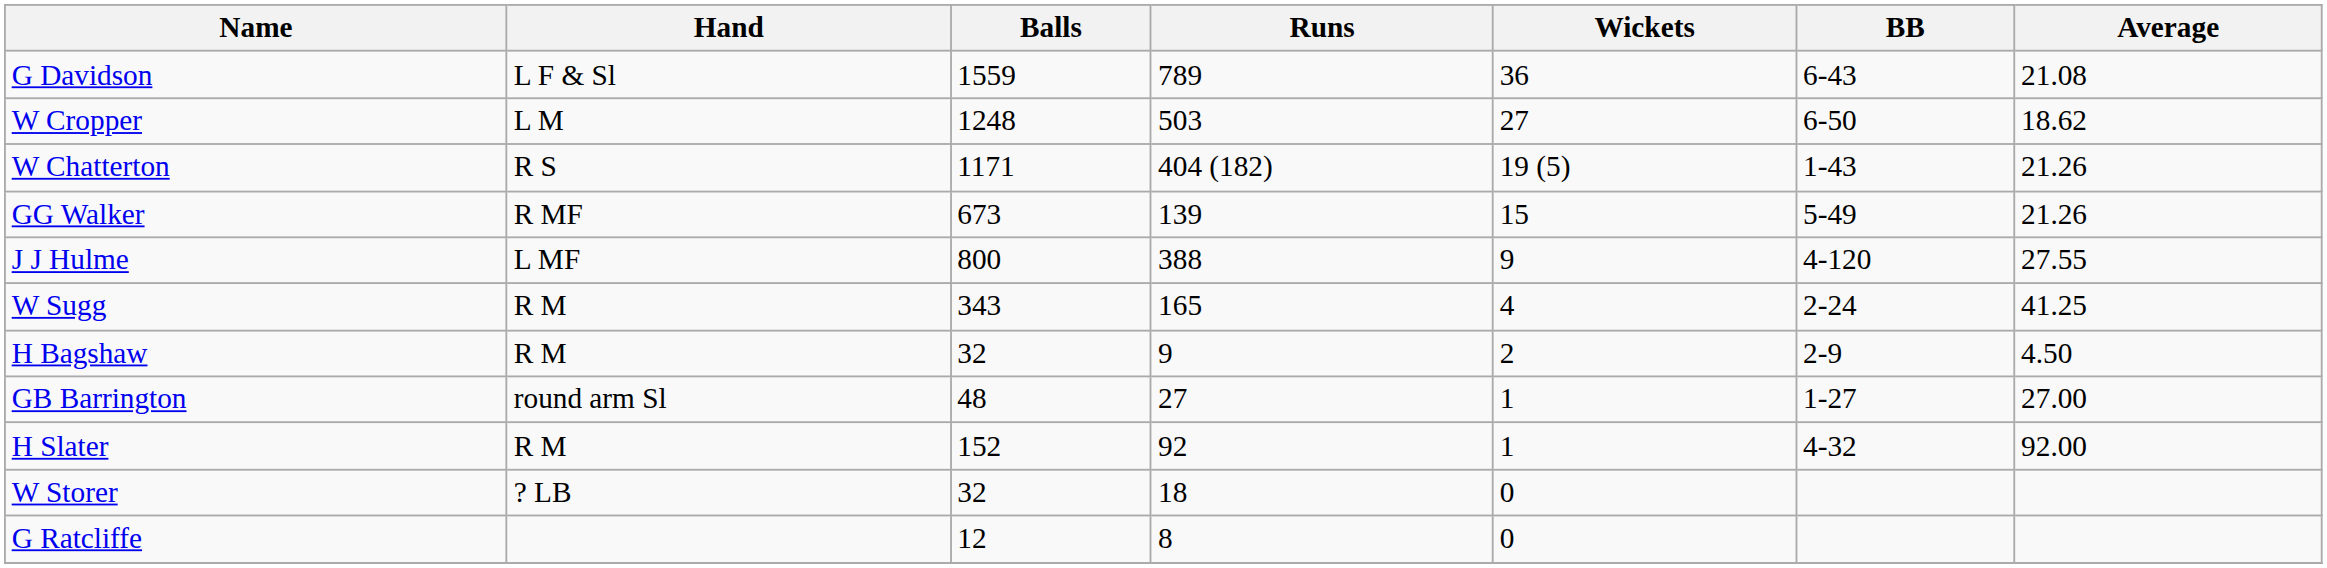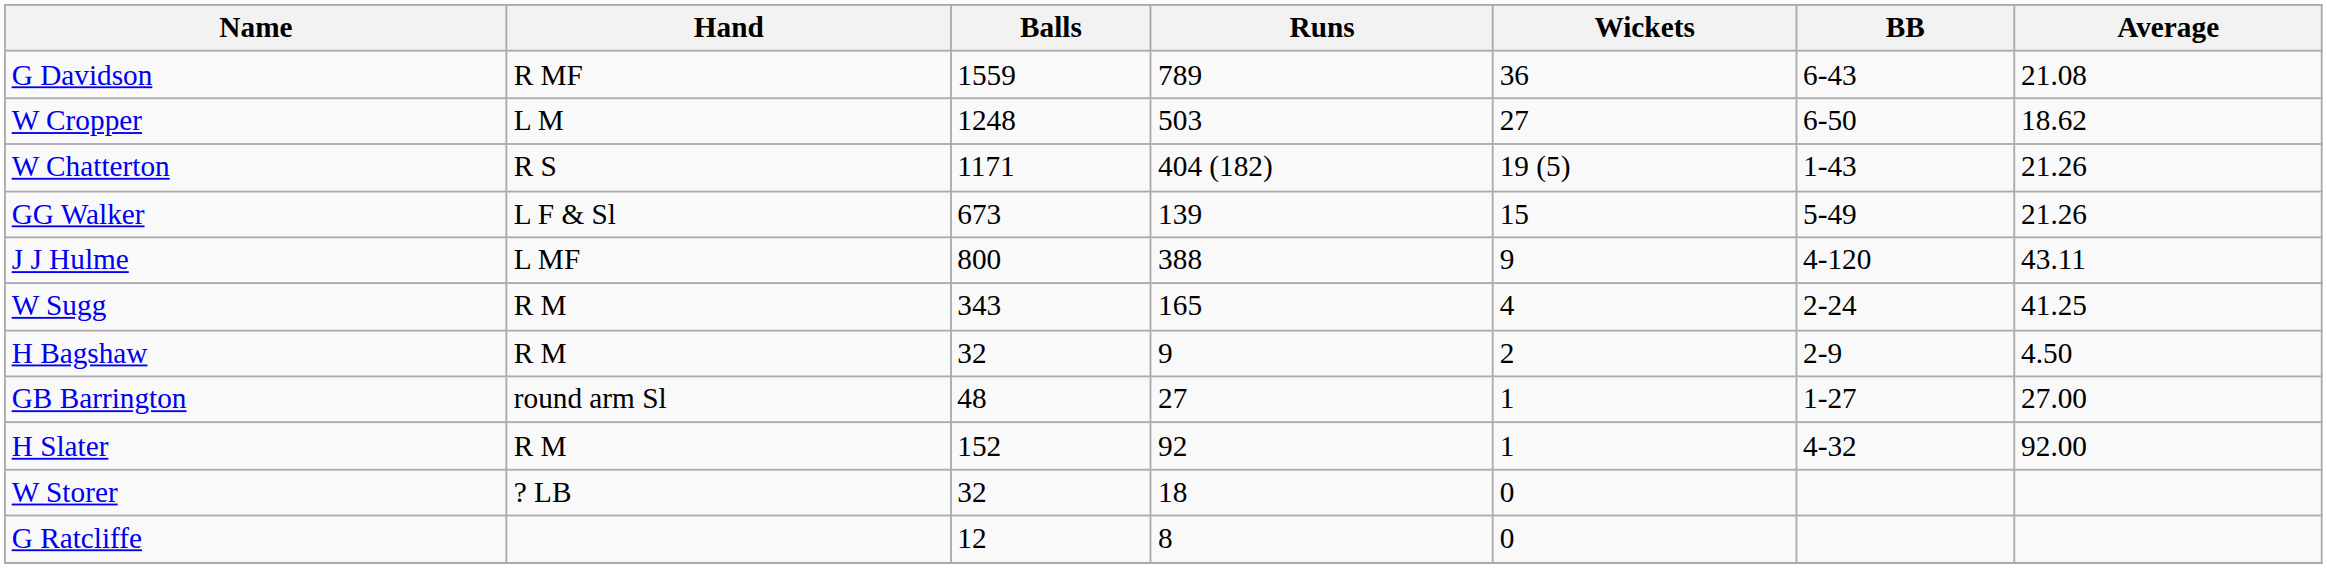(565, 74) L F & Sl -> (548, 74) R MF
(548, 213) R MF -> (565, 213) L F & Sl
(2054, 259) 27.55 -> (2054, 259) 43.11
